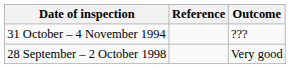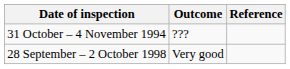columns swapped: (257, 14) <-> (199, 14)
